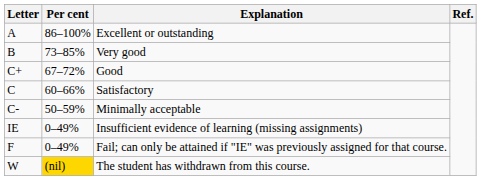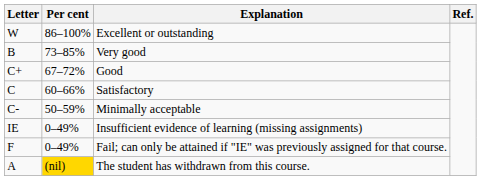(11, 33) A -> (13, 33) W
(13, 166) W -> (11, 166) A
